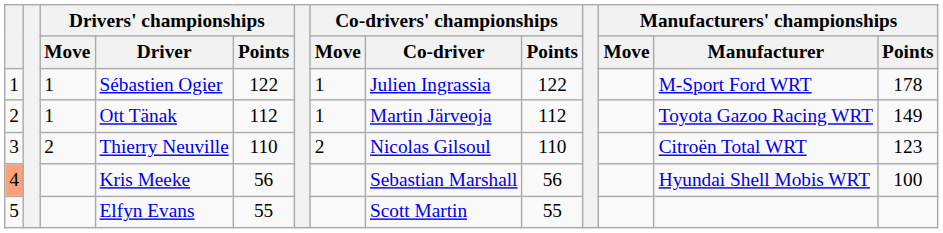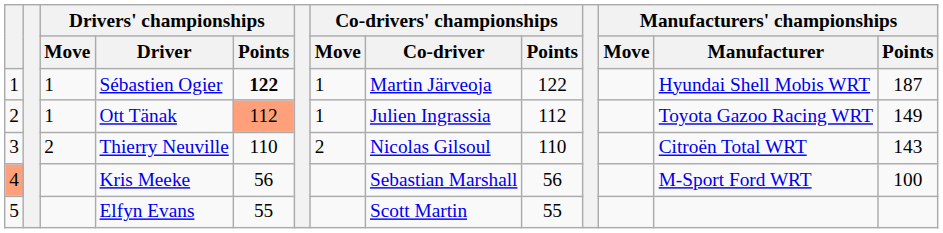(264, 83) normal -> (264, 83) bold
(430, 83) Julien Ingrassia -> (431, 83) Martin Järveoja
(735, 83) M-Sport Ford WRT -> (764, 83) Hyundai Shell Mobis WRT
(908, 83) 178 -> (908, 83) 187
(264, 115) no background -> (264, 115) lightsalmon background
(431, 115) Martin Järveoja -> (430, 115) Julien Ingrassia
(908, 147) 123 -> (908, 147) 143
(764, 179) Hyundai Shell Mobis WRT -> (735, 179) M-Sport Ford WRT
